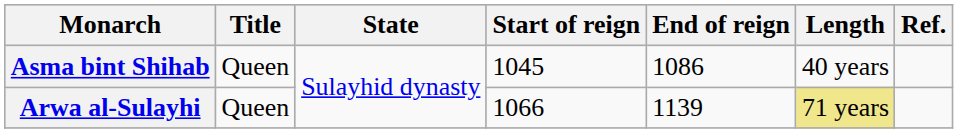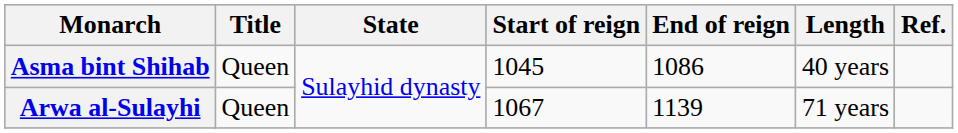(518, 107) 1066 -> (518, 107) 1067
(845, 107) khaki background -> (845, 107) no background
